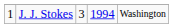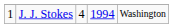(82, 14) 3 -> (82, 14) 4
